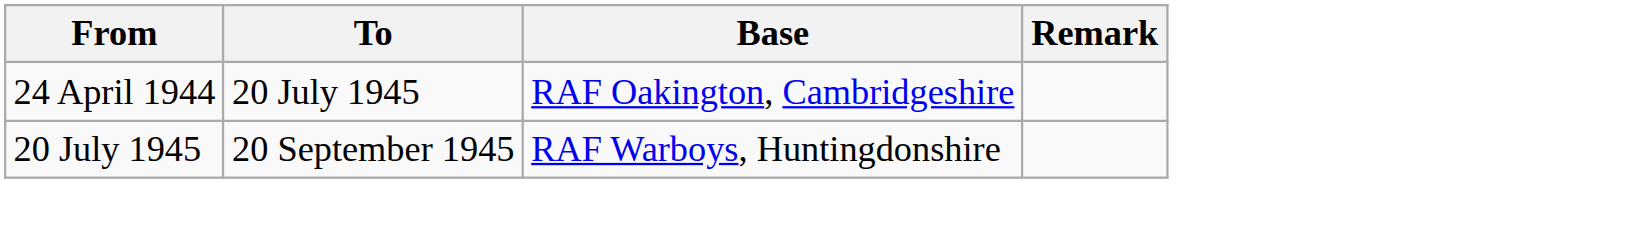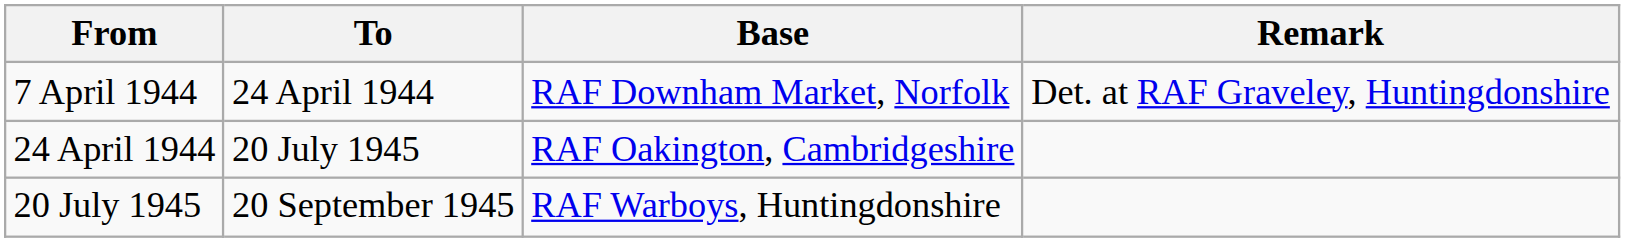+ row: (105, 90)
